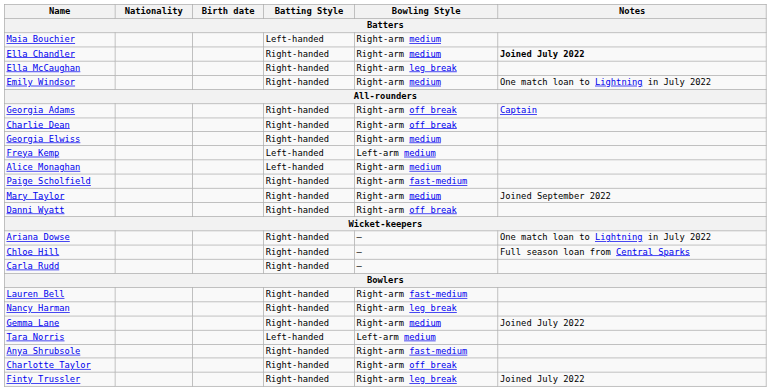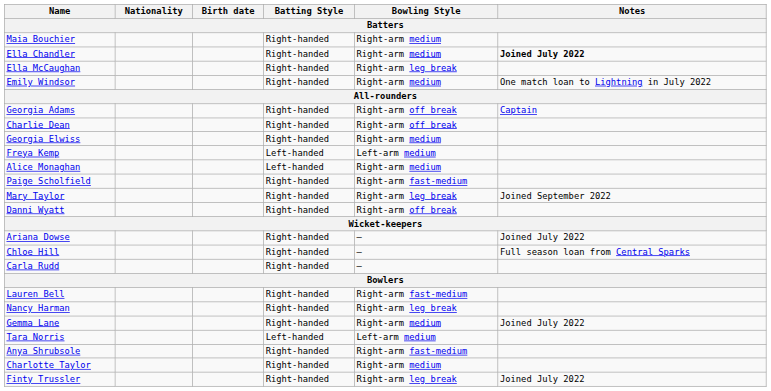(295, 40) Left-handed -> (297, 40) Right-handed
(399, 196) Right-arm medium -> (407, 196) Right-arm leg break
(606, 238) One match loan to Lightning in July 2022 -> (542, 238) Joined July 2022
(407, 366) Right-arm off break -> (399, 366) Right-arm medium
